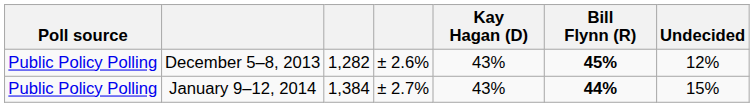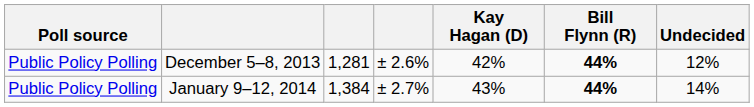(349, 62) 1,282 -> (349, 62) 1,281
(489, 62) 43% -> (489, 62) 42%
(600, 62) 45% -> (600, 62) 44%
(703, 89) 15% -> (703, 89) 14%
